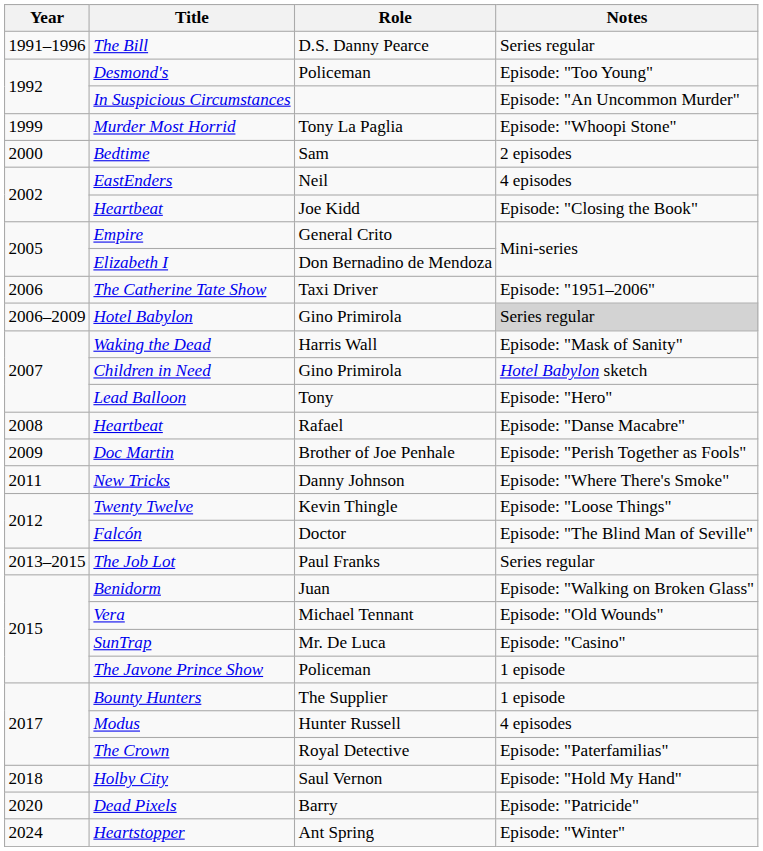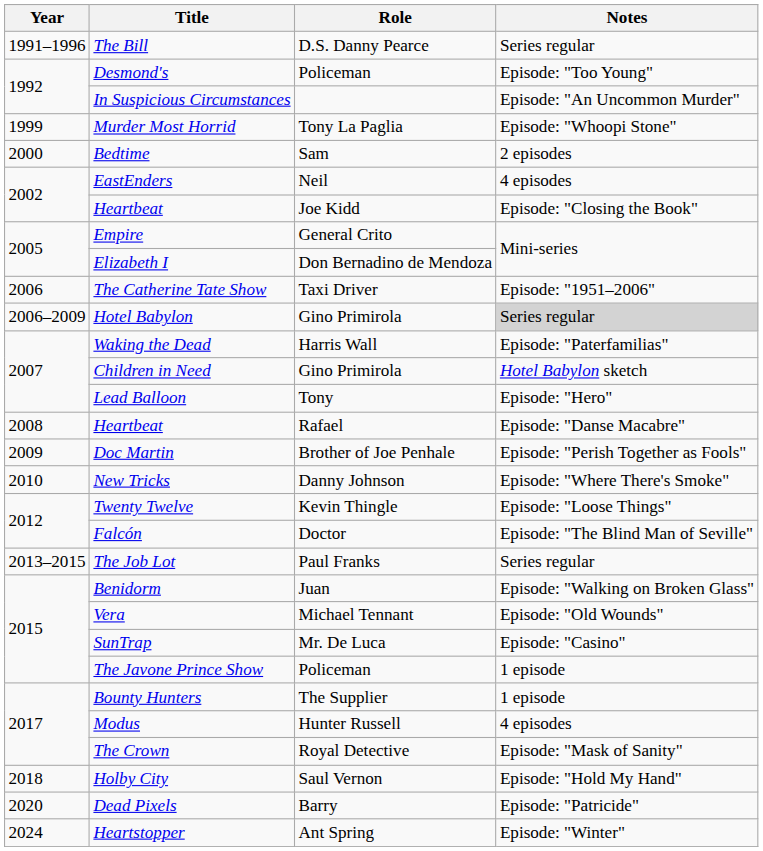(591, 343) Episode: "Mask of Sanity" -> (584, 343) Episode: "Paterfamilias"
(25, 479) 2011 -> (26, 479) 2010
(584, 751) Episode: "Paterfamilias" -> (591, 751) Episode: "Mask of Sanity"
